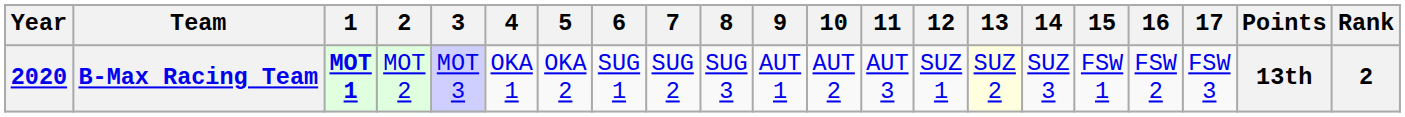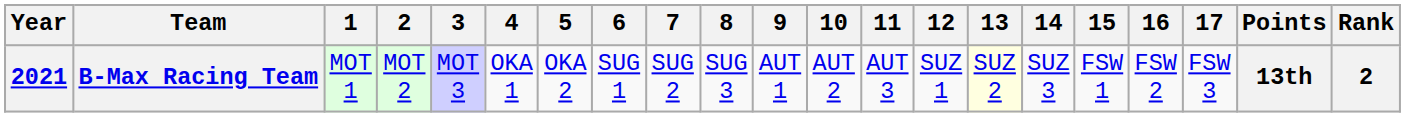(39, 78) 2020 -> (39, 78) 2021
(351, 78) bold -> (351, 78) normal
